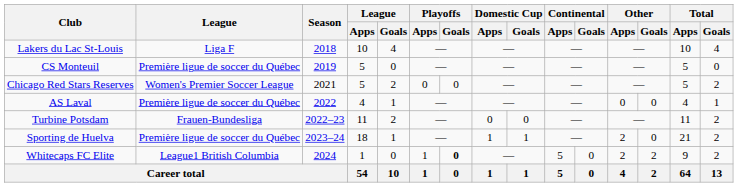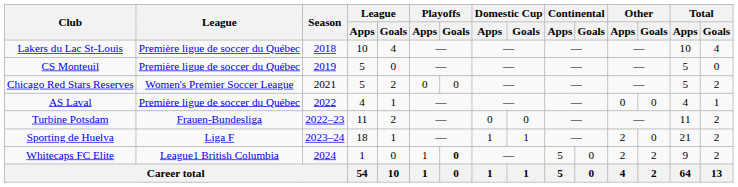(219, 48) Liga F -> (219, 48) Première ligue de soccer du Québec
(219, 137) Première ligue de soccer du Québec -> (219, 137) Liga F
